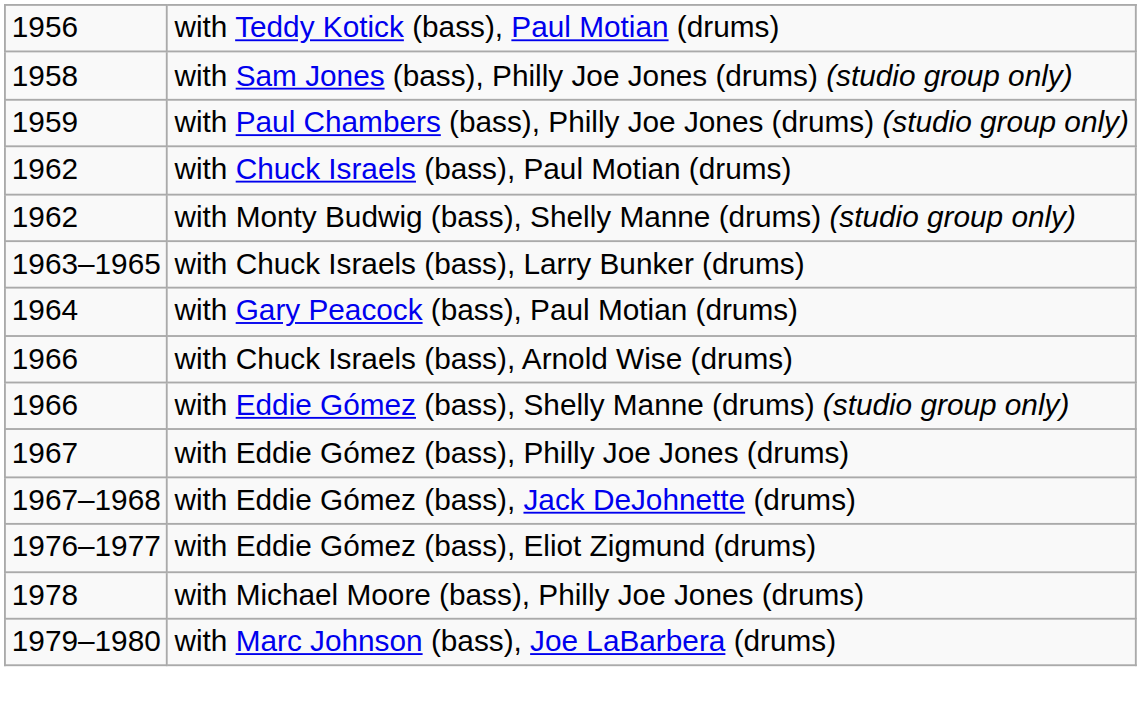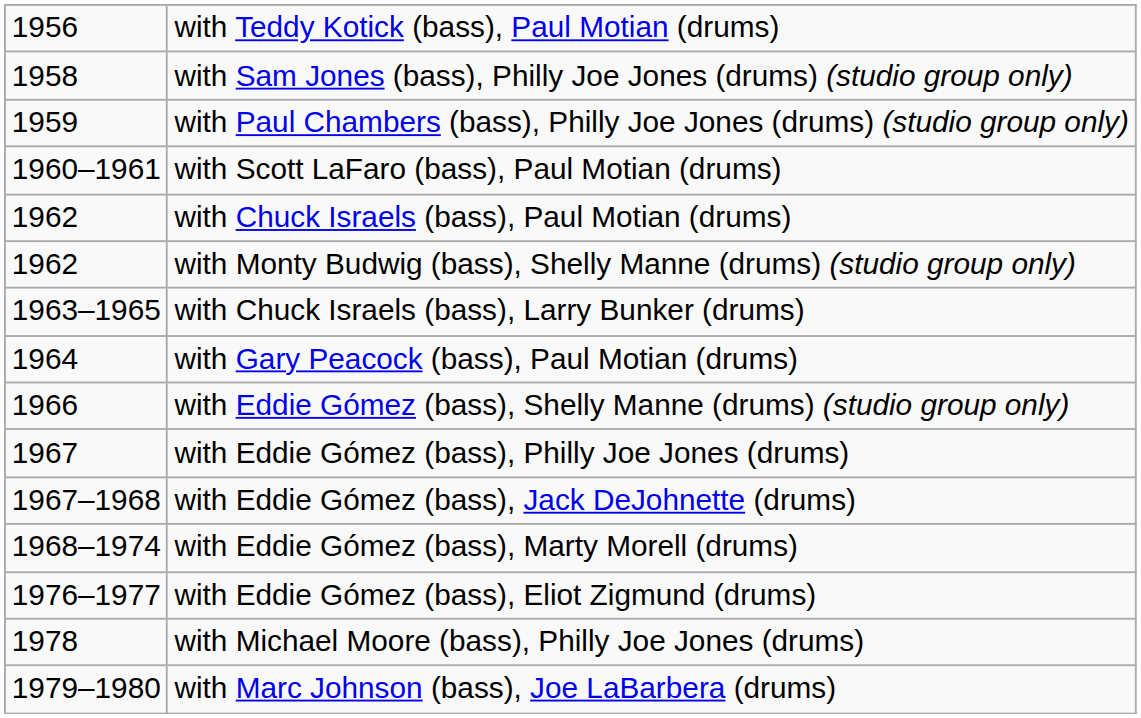+ row: (478, 169)
- row: (484, 358)
+ row: (486, 547)
